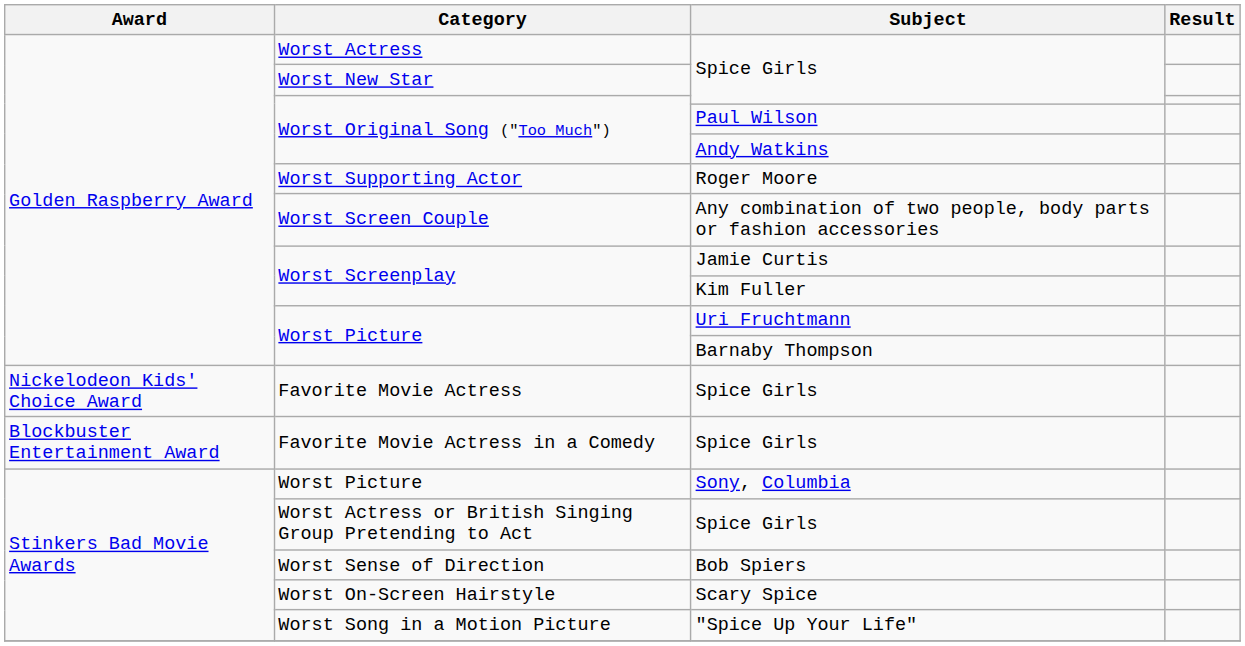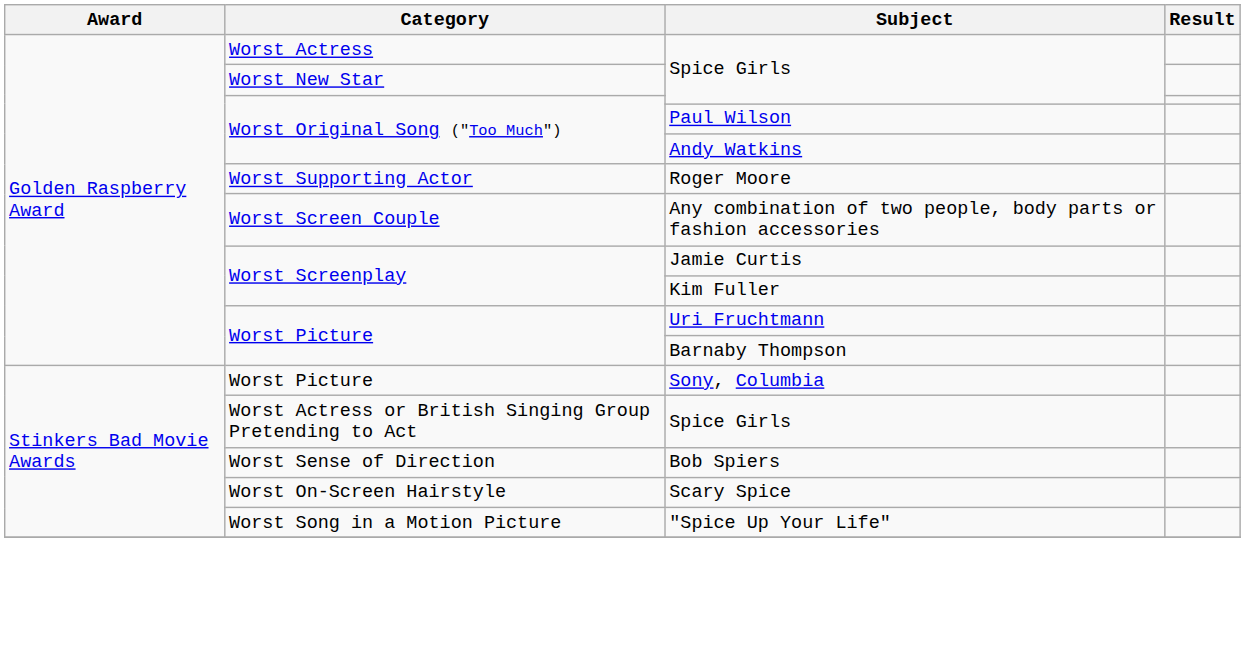- row: (400, 391)
- row: (467, 443)
